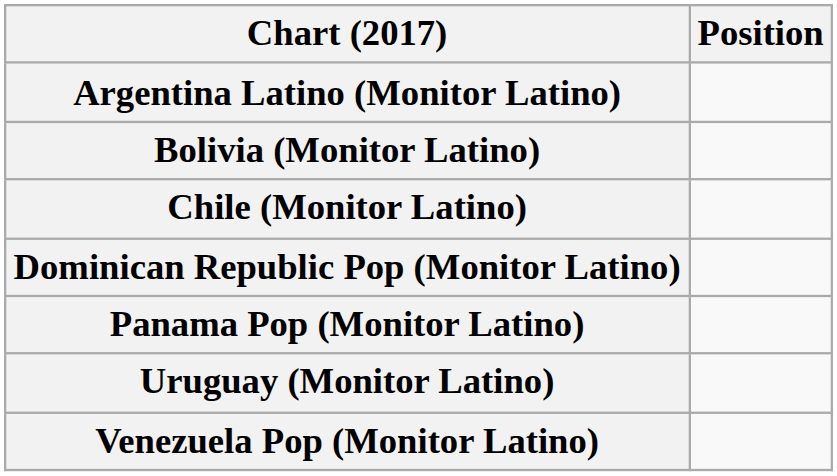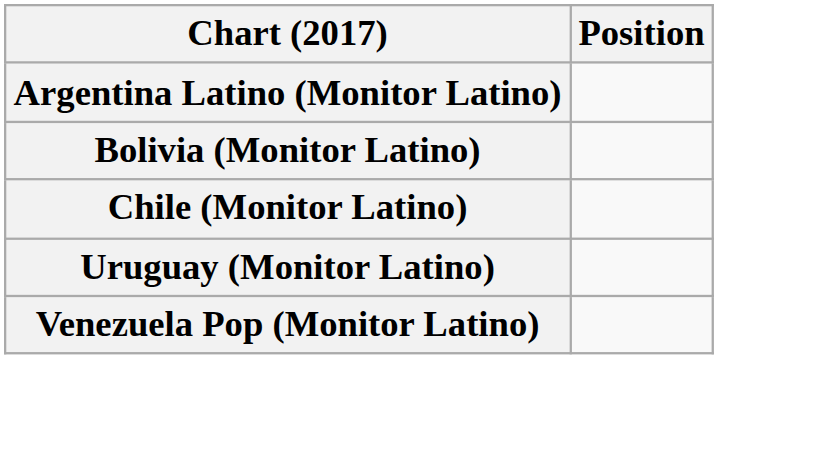- row: (347, 265)
- row: (347, 324)
